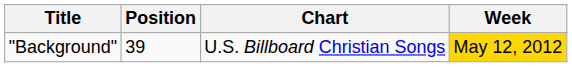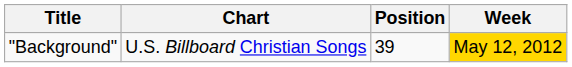columns swapped: (325, 18) <-> (161, 18)
